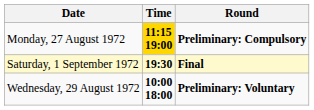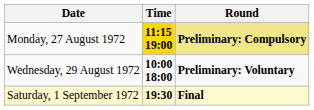(242, 38) no background -> (242, 38) khaki background
rows swapped: (73, 89) <-> (73, 63)
